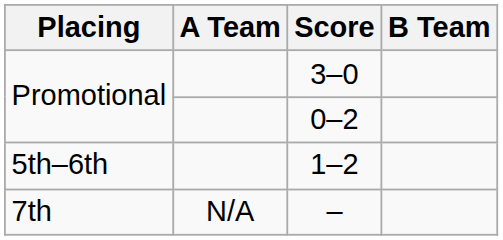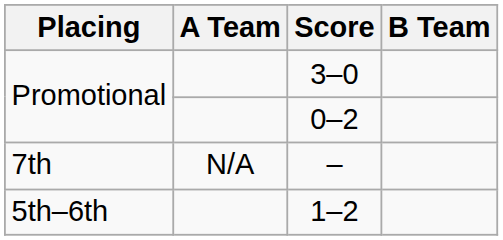rows swapped: (334, 165) <-> (334, 211)
